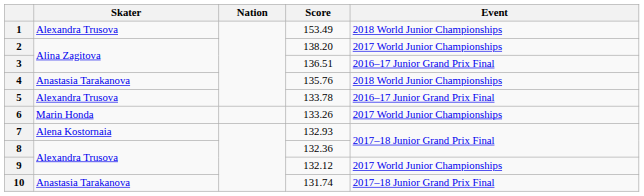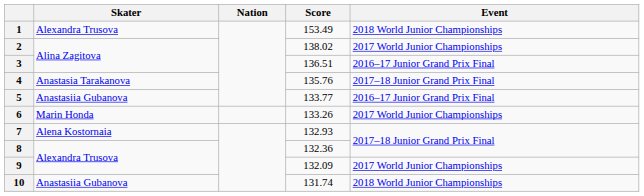(318, 47) 138.20 -> (318, 47) 138.02
(427, 81) 2018 World Junior Championships -> (424, 81) 2017–18 Junior Grand Prix Final
(77, 98) Alexandra Trusova -> (82, 98) Anastasiia Gubanova
(318, 98) 133.78 -> (318, 98) 133.77
(318, 166) 132.12 -> (318, 166) 132.09
(83, 183) Anastasia Tarakanova -> (82, 183) Anastasiia Gubanova
(424, 183) 2017–18 Junior Grand Prix Final -> (427, 183) 2018 World Junior Championships
